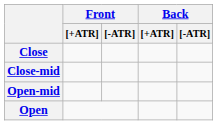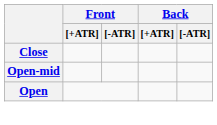- row: (34, 71)
